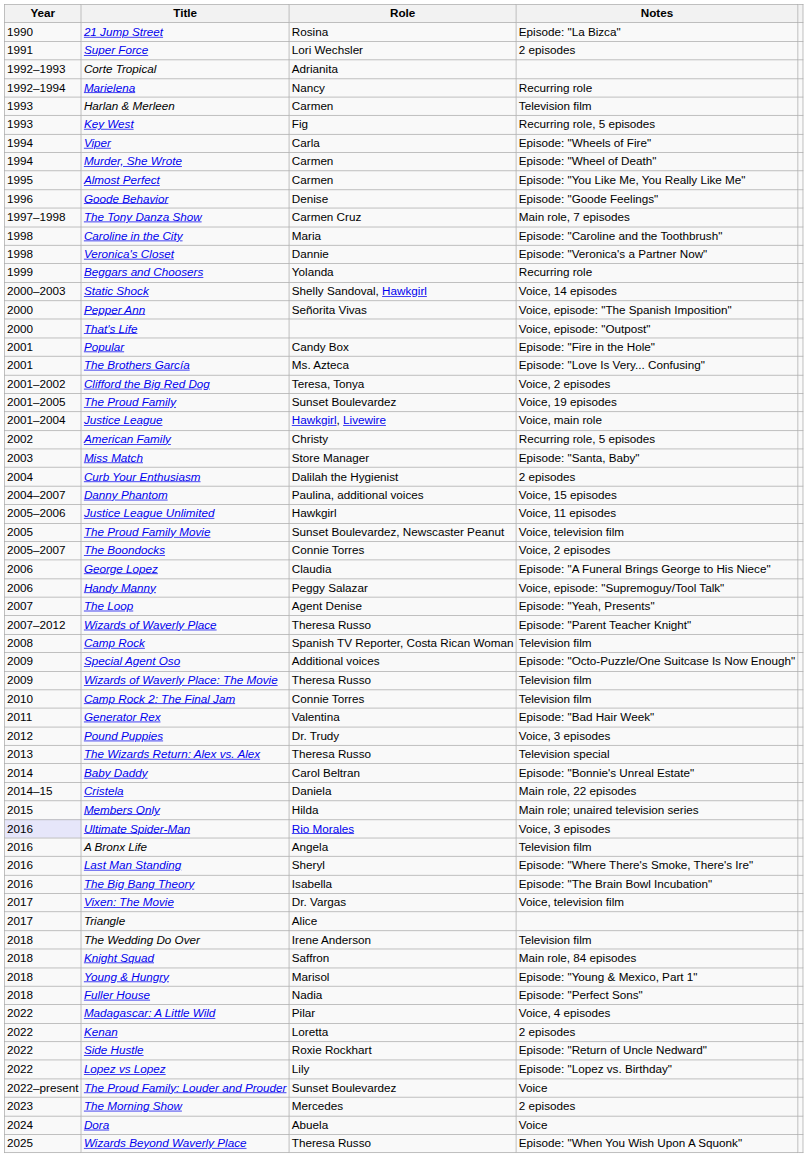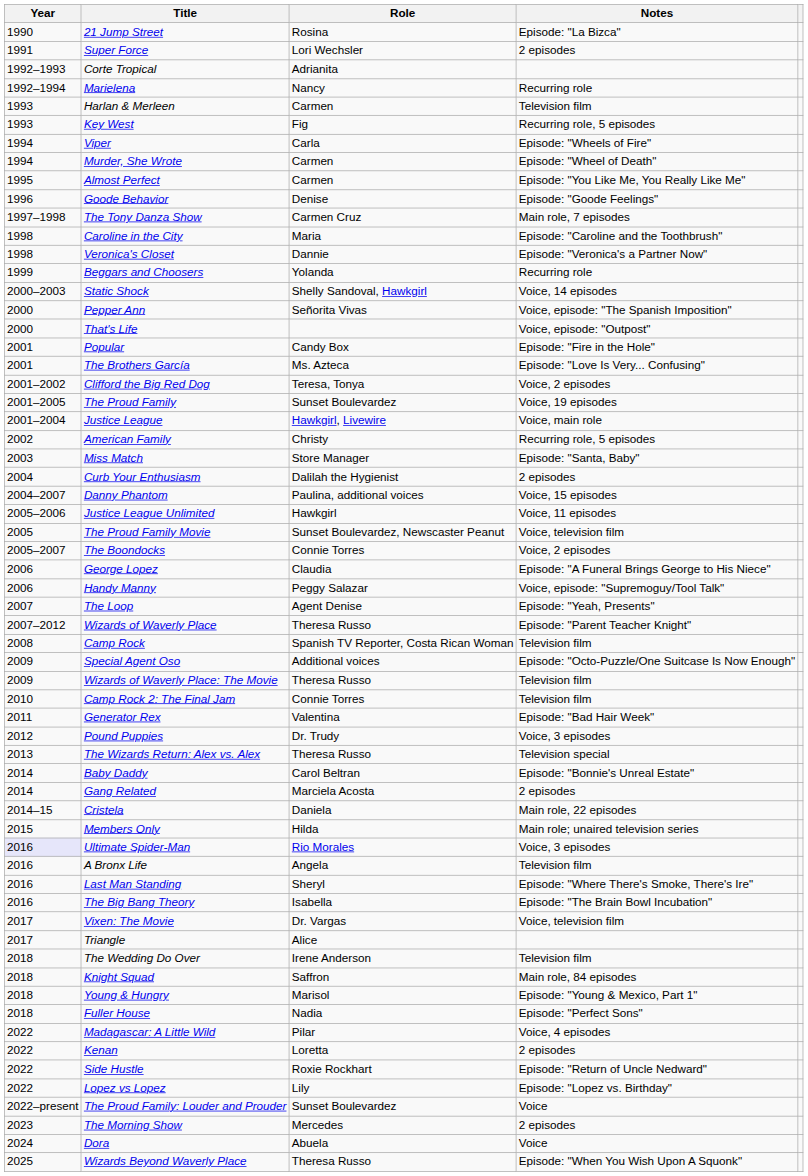+ row: (120, 791)
